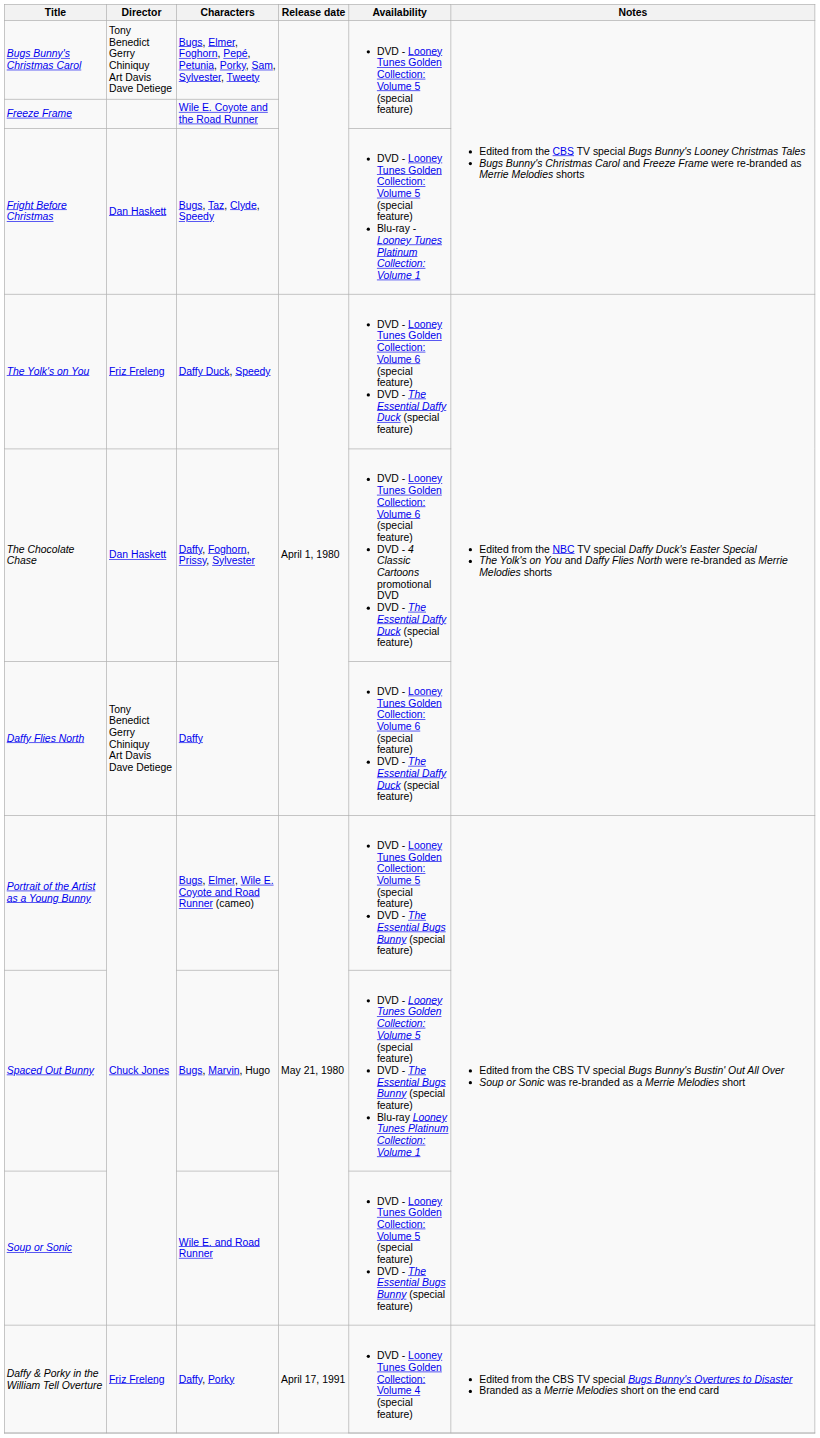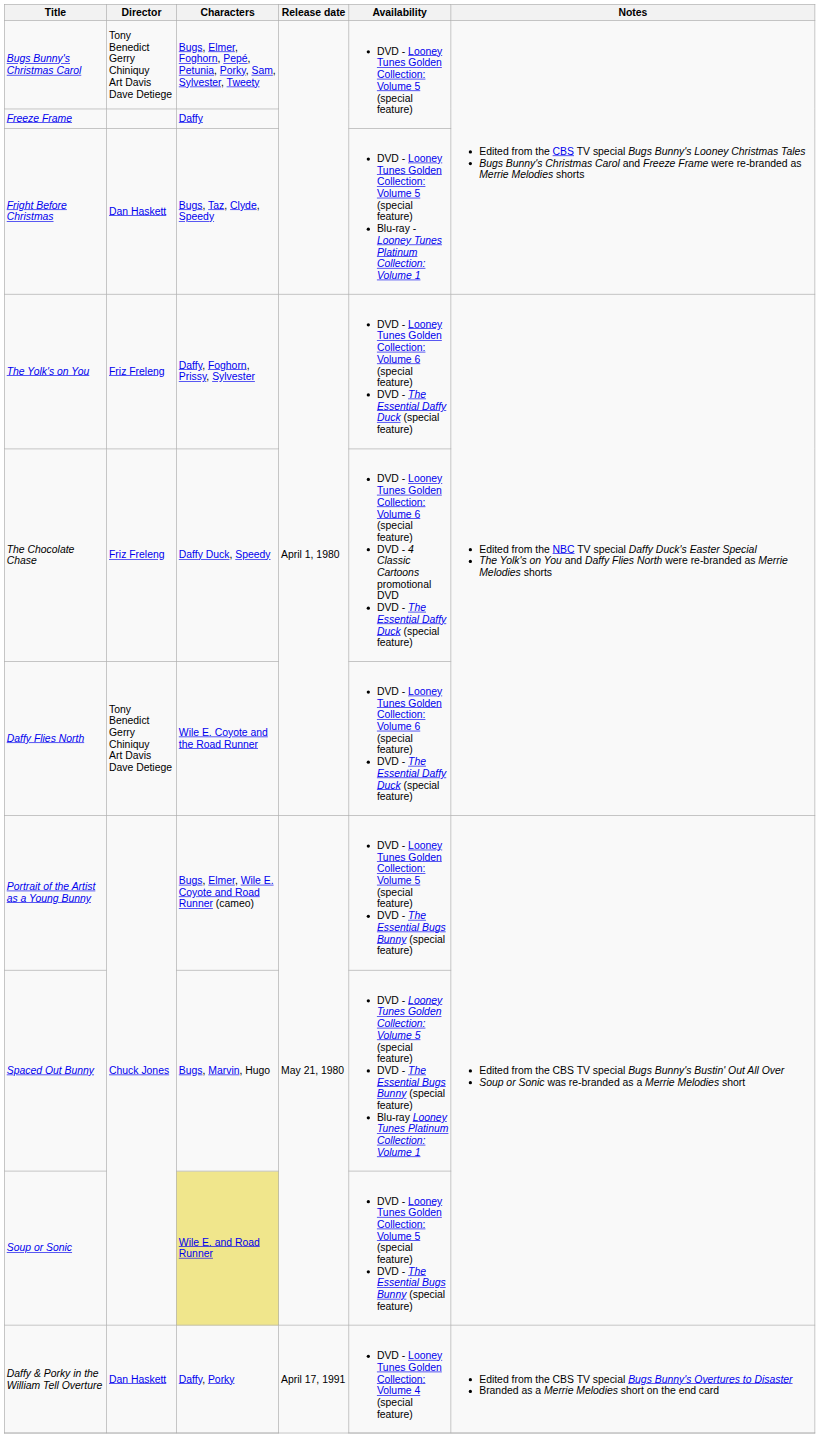(223, 113) Wile E. Coyote and the Road Runner -> (191, 118) Daffy
(225, 371) Daffy Duck, Speedy -> (217, 371) Daffy, Foghorn, Prissy, Sylvester
(138, 555) Dan Haskett -> (137, 555) Friz Freleng
(217, 555) Daffy, Foghorn, Prissy, Sylvester -> (225, 555) Daffy Duck, Speedy
(191, 738) Daffy -> (223, 738) Wile E. Coyote and the Road Runner
(219, 1248) no background -> (219, 1248) khaki background
(137, 1379) Friz Freleng -> (138, 1379) Dan Haskett
